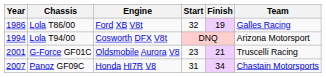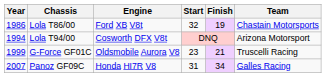(264, 25) Galles Racing -> (278, 25) Chastain Motorsports
(16, 52) 2001 -> (16, 52) 1999
(278, 66) Chastain Motorsports -> (264, 66) Galles Racing
